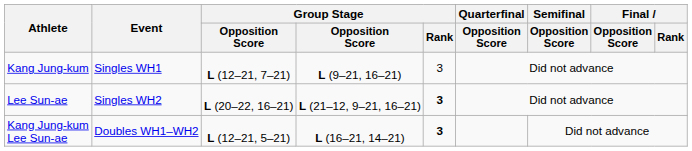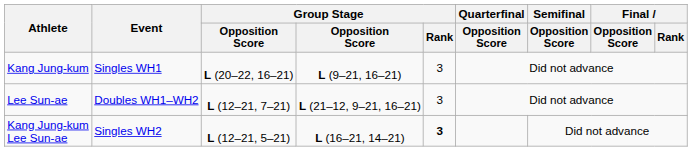(249, 75) L (12–21, 7–21) -> (249, 75) L (20–22, 16–21)
(128, 100) Singles WH2 -> (146, 100) Doubles WH1–WH2
(249, 106) L (20–22, 16–21) -> (249, 106) L (12–21, 7–21)
(440, 100) bold -> (440, 100) normal
(146, 131) Doubles WH1–WH2 -> (128, 131) Singles WH2
